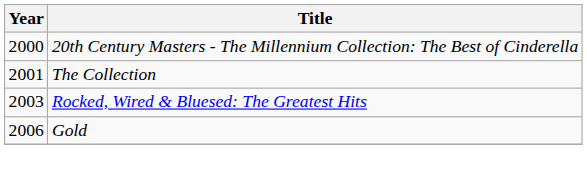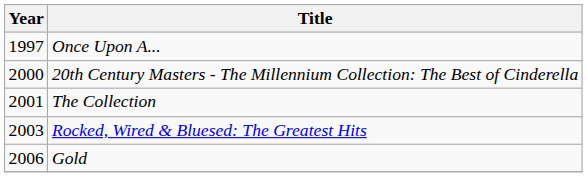+ row: (106, 46)
